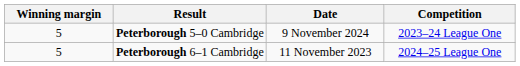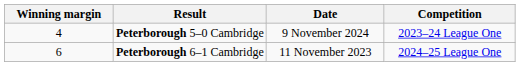(59, 33) 5 -> (59, 33) 4
(59, 52) 5 -> (59, 52) 6
